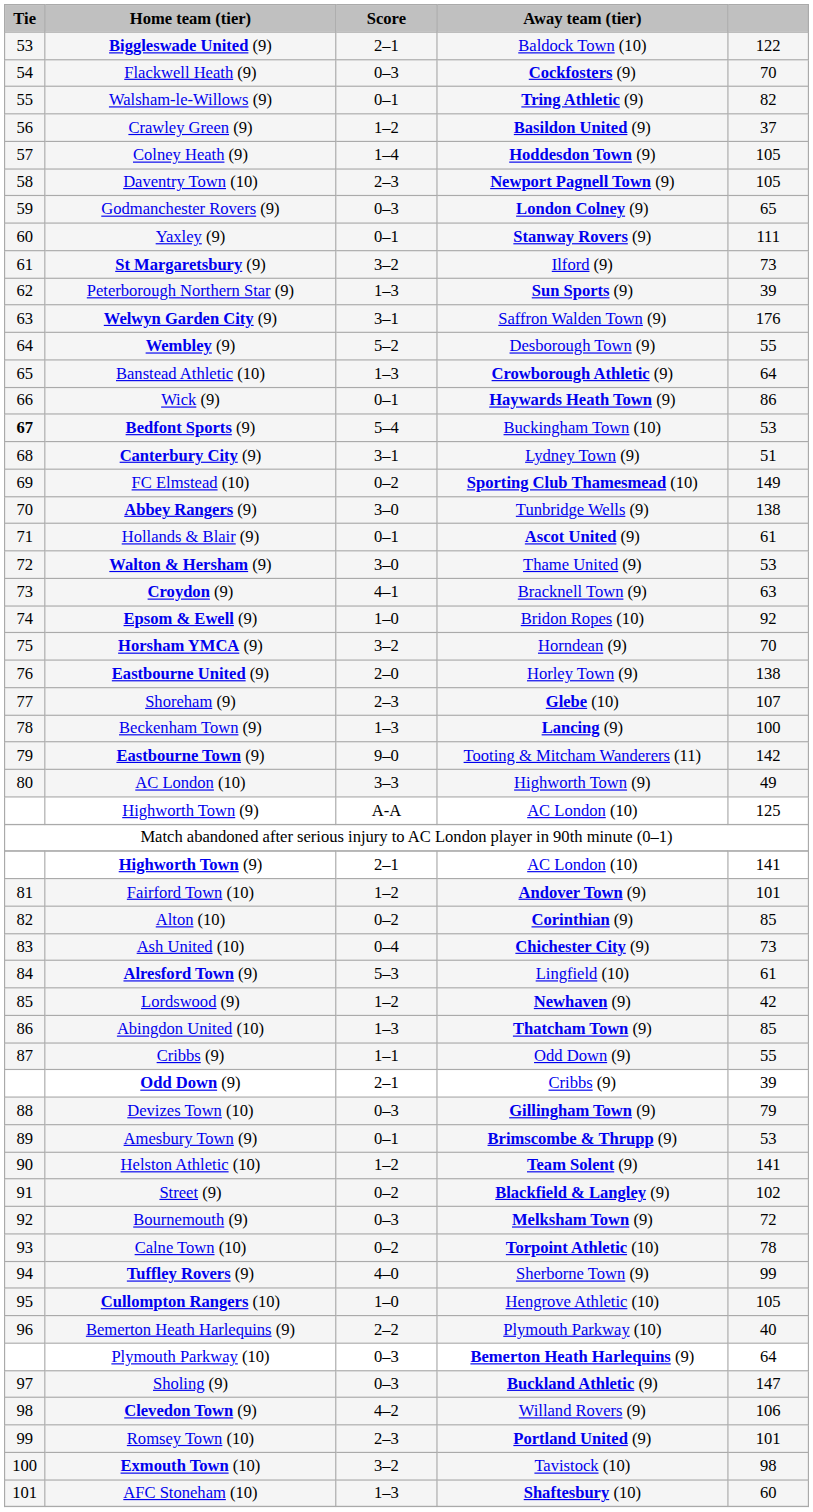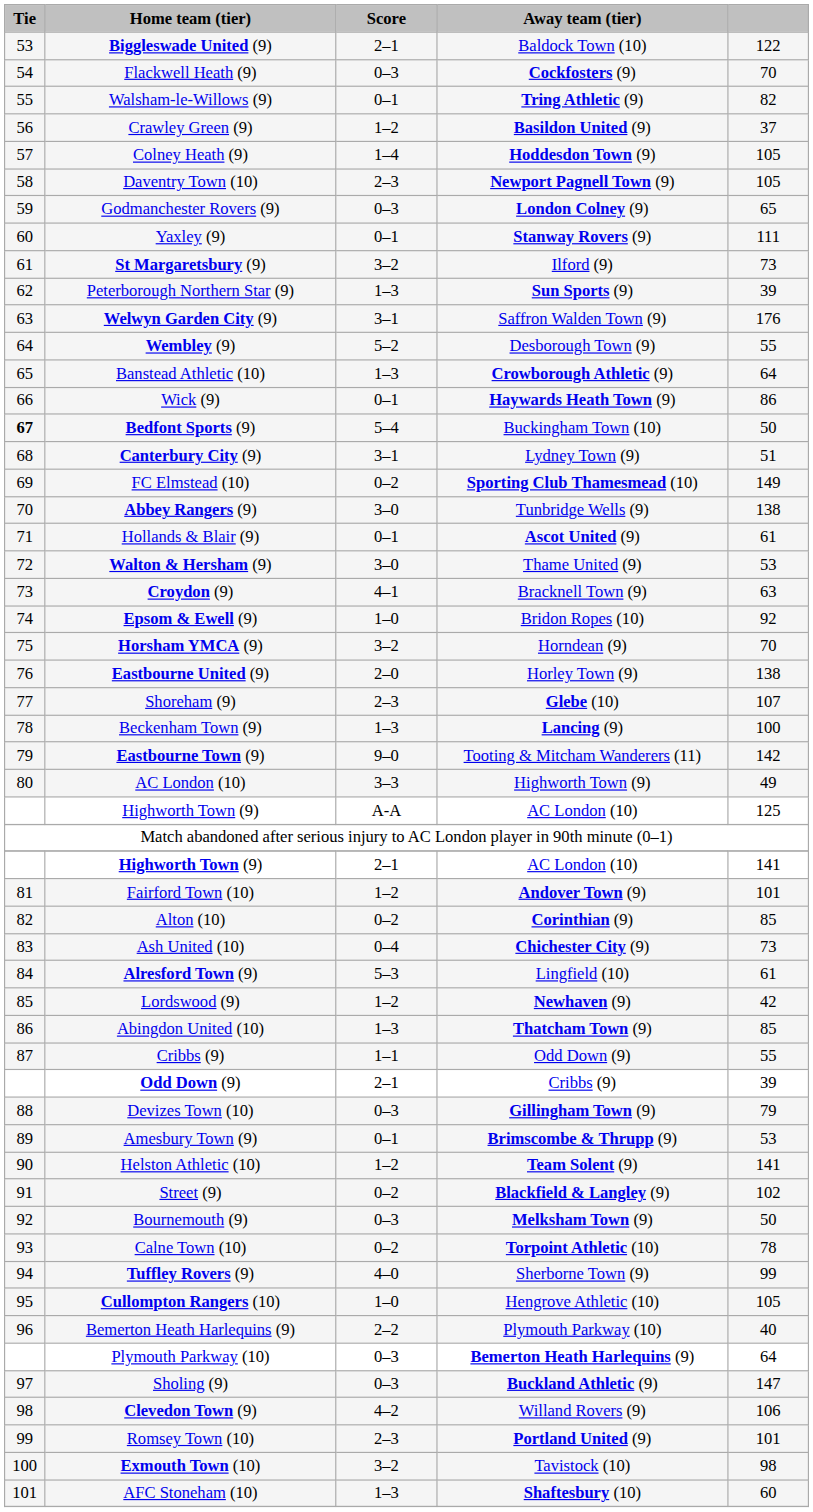(768, 428) 53 -> (768, 428) 50
(768, 1220) 72 -> (768, 1220) 50
